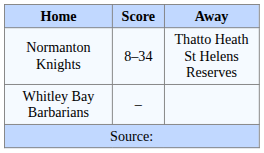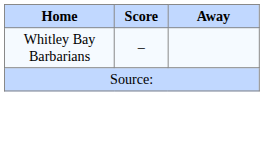- row: (58, 56)
